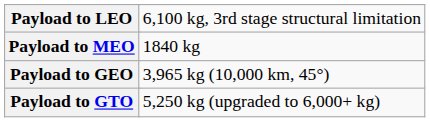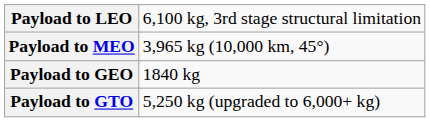(171, 46) 1840 kg -> (236, 46) 3,965 kg (10,000 km, 45°)
(236, 74) 3,965 kg (10,000 km, 45°) -> (171, 74) 1840 kg
